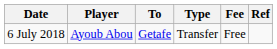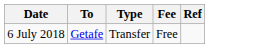- column: (101, 14)
